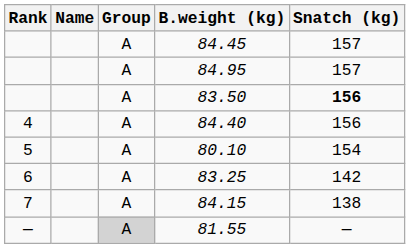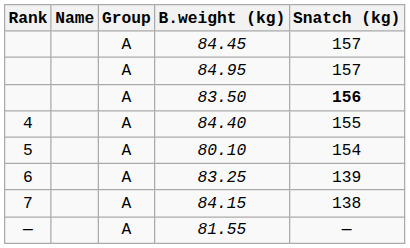(347, 124) 156 -> (347, 124) 155
(347, 177) 142 -> (347, 177) 139
(126, 230) lightgrey background -> (126, 230) no background
